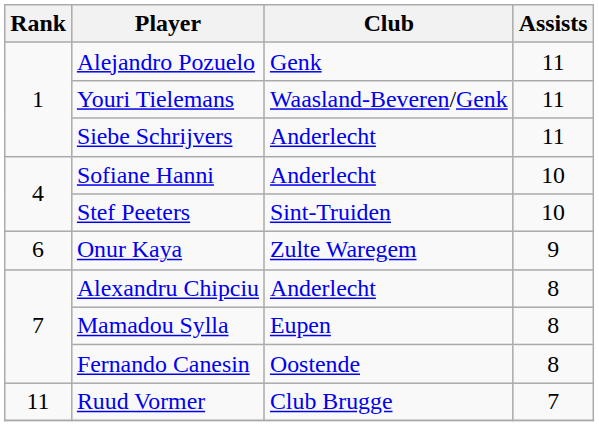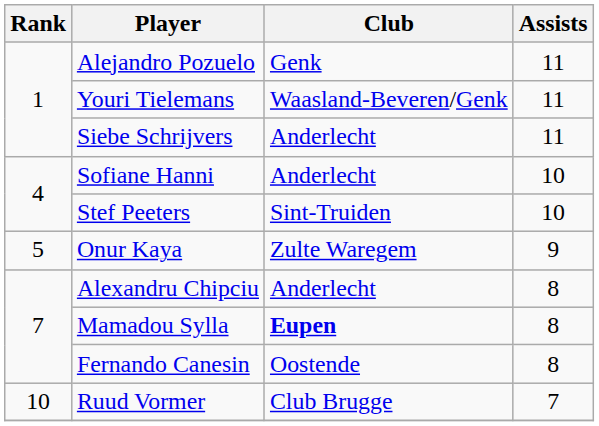(38, 250) 6 -> (38, 250) 5
(300, 325) normal -> (303, 325) bold
(38, 401) 11 -> (38, 401) 10
